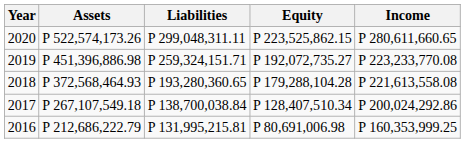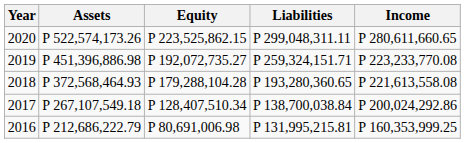columns swapped: (197, 15) <-> (302, 15)
